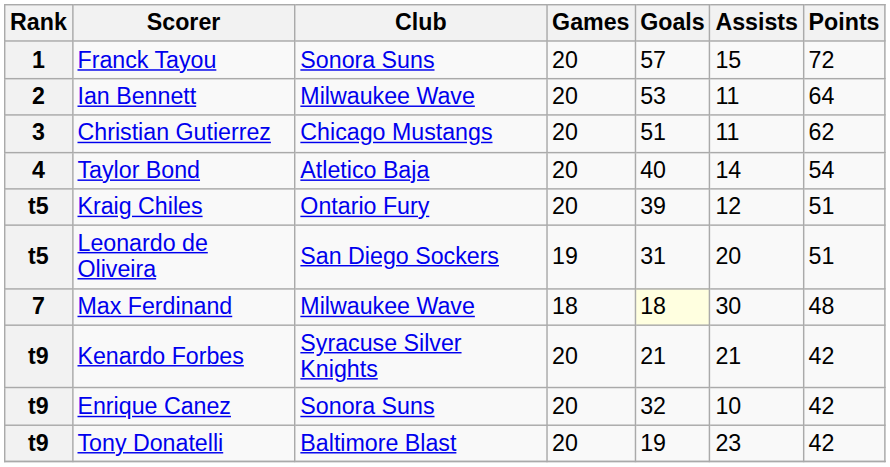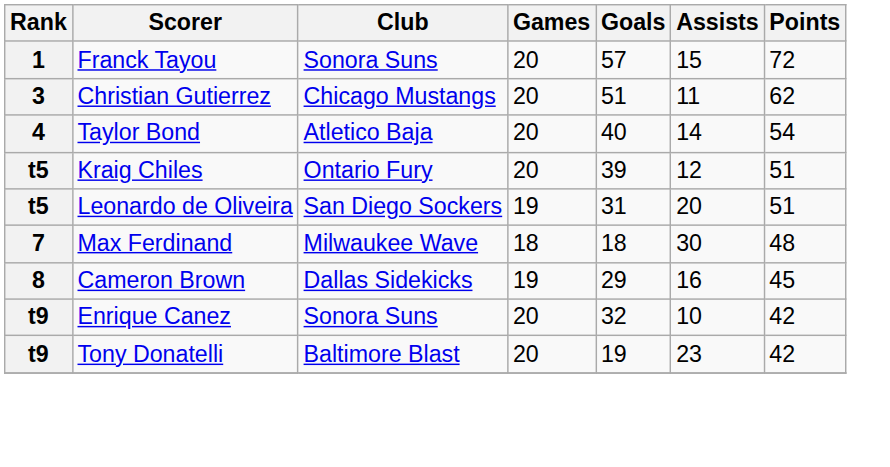- row: (137, 96)
(653, 306) lightyellow background -> (614, 243) no background
+ row: (161, 280)
- row: (161, 356)
